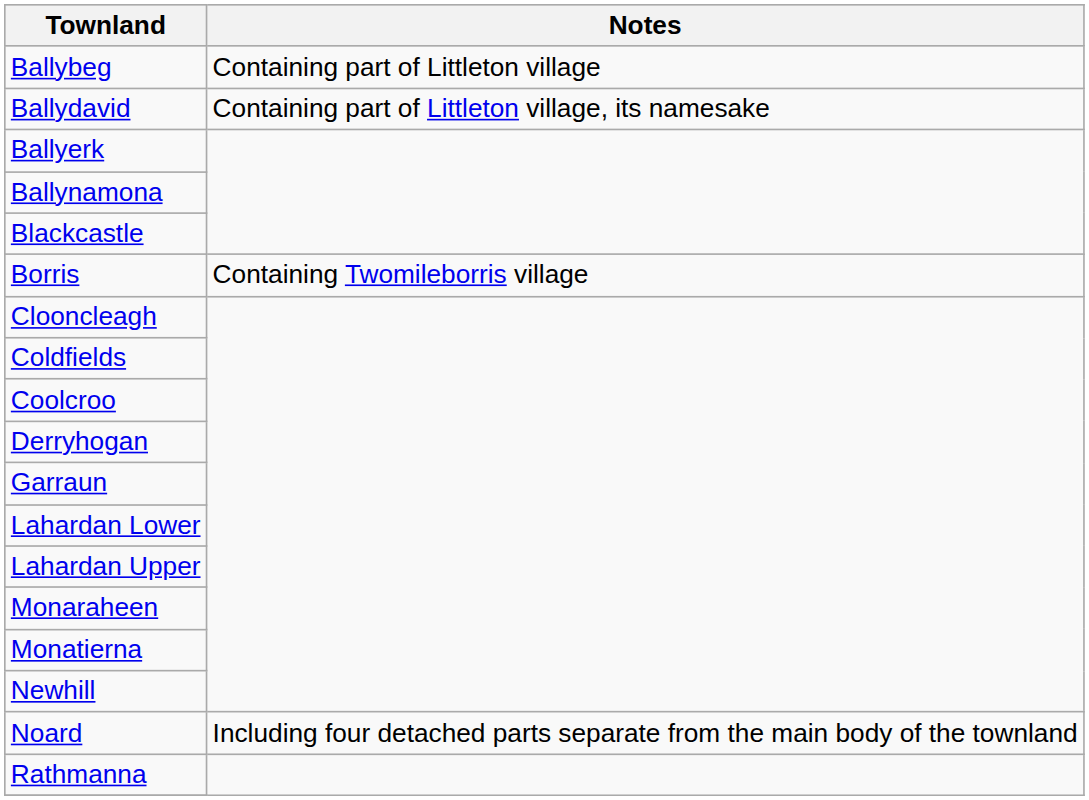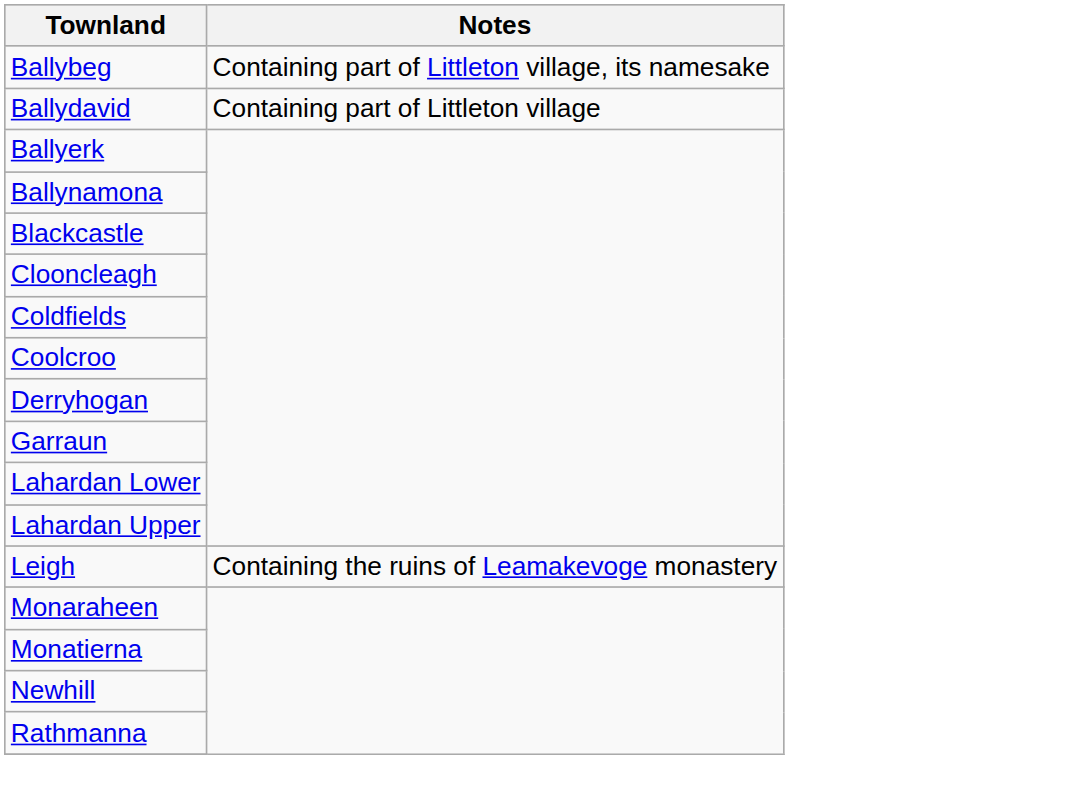(407, 66) Containing part of Littleton village -> (491, 66) Containing part of Littleton village, its namesake
(491, 108) Containing part of Littleton village, its namesake -> (407, 108) Containing part of Littleton village
- row: (45, 274)
+ row: (43, 566)
- row: (47, 732)
